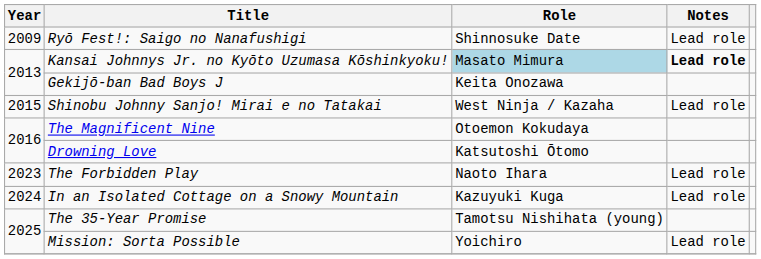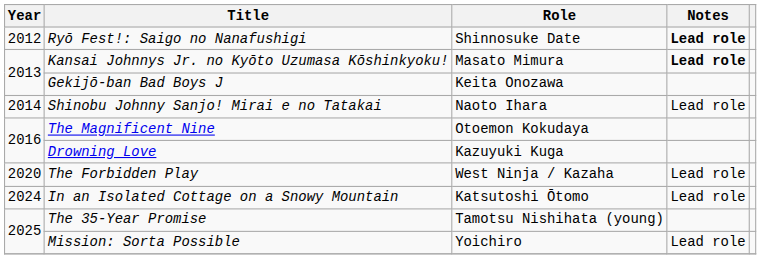(25, 39) 2009 -> (25, 39) 2012
(708, 39) normal -> (708, 39) bold
(509, 61) lightblue background -> (509, 61) no background
(25, 107) 2015 -> (25, 107) 2014
(534, 107) West Ninja / Kazaha -> (501, 107) Naoto Ihara
(522, 152) Katsutoshi Ōtomo -> (509, 152) Kazuyuki Kuga
(25, 175) 2023 -> (25, 175) 2020
(501, 175) Naoto Ihara -> (534, 175) West Ninja / Kazaha
(509, 197) Kazuyuki Kuga -> (522, 197) Katsutoshi Ōtomo
